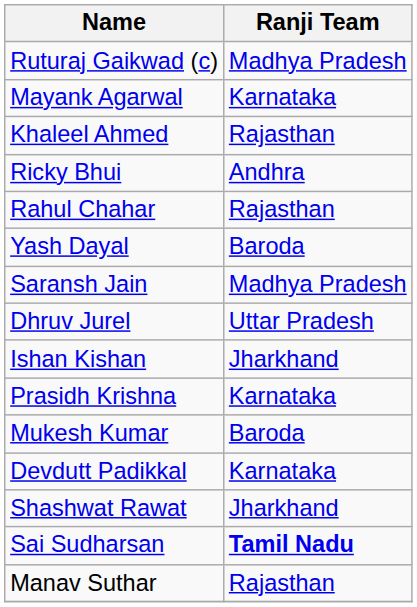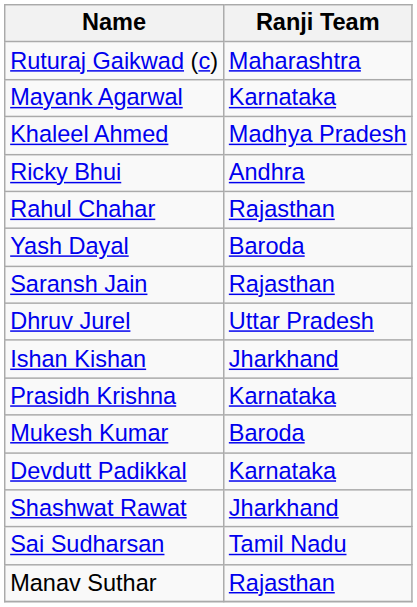(318, 60) Madhya Pradesh -> (295, 60) Maharashtra
(282, 135) Rajasthan -> (318, 135) Madhya Pradesh
(318, 284) Madhya Pradesh -> (282, 284) Rajasthan
(291, 545) bold -> (288, 545) normal
